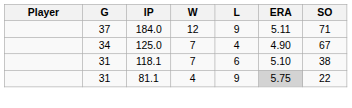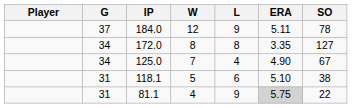(325, 29) 71 -> (325, 29) 78
+ row: (149, 45)
(193, 62) 7 -> (193, 78) 5
